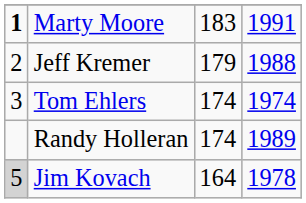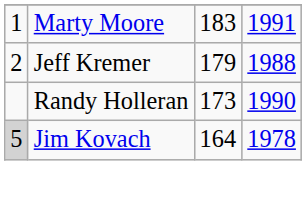(16, 23) bold -> (16, 23) normal
- row: (90, 100)
(218, 139) 174 -> (218, 100) 173
(272, 139) 1989 -> (272, 100) 1990
